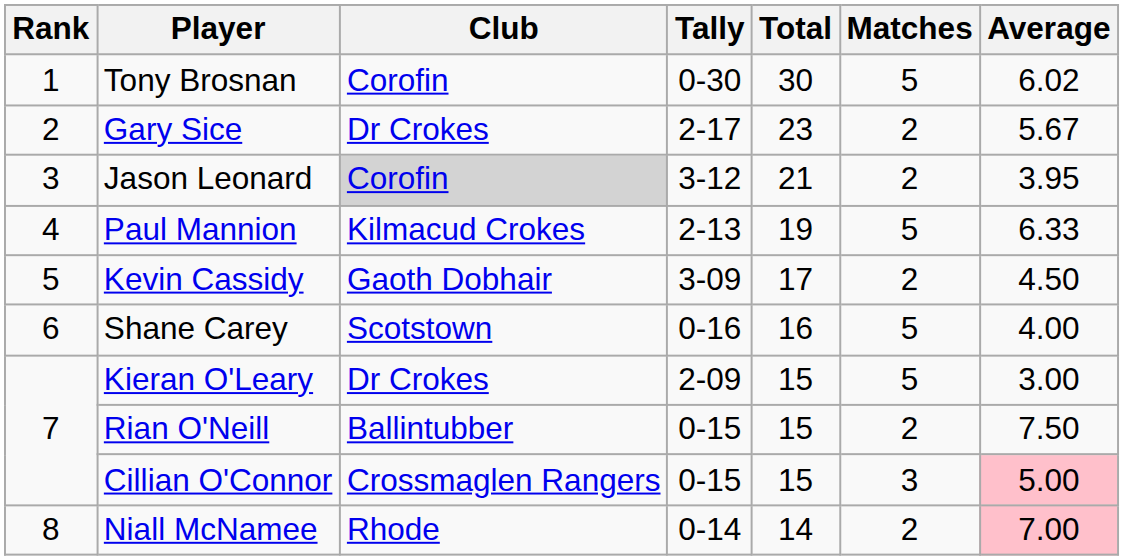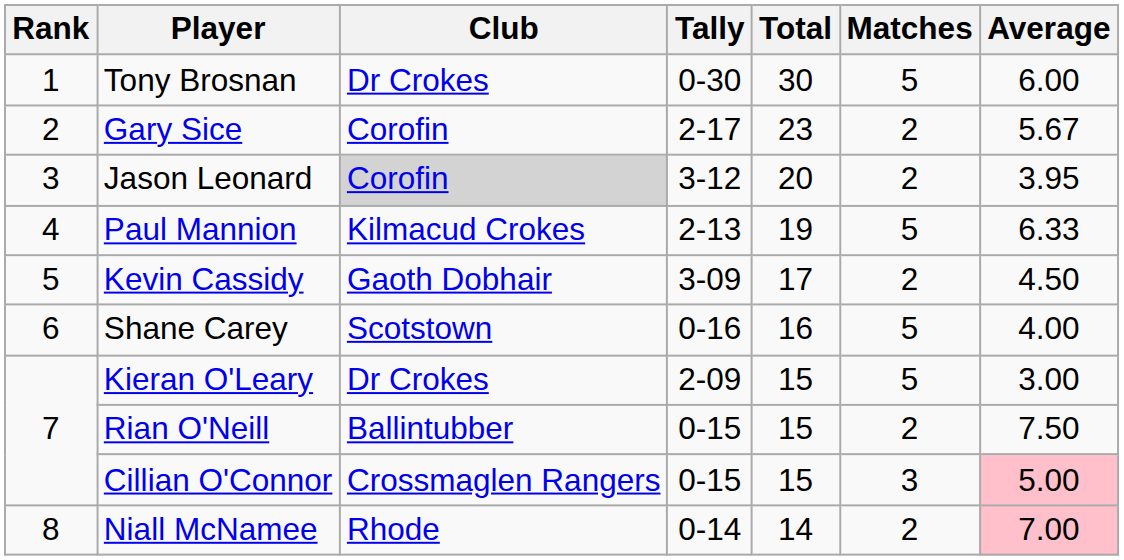(398, 79) Corofin -> (418, 79) Dr Crokes
(1049, 79) 6.02 -> (1049, 79) 6.00
(418, 129) Dr Crokes -> (398, 129) Corofin
(796, 179) 21 -> (796, 179) 20
